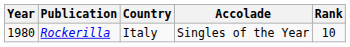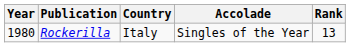(329, 33) 10 -> (329, 33) 13
